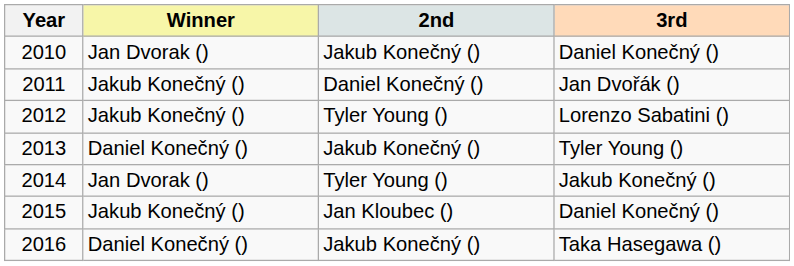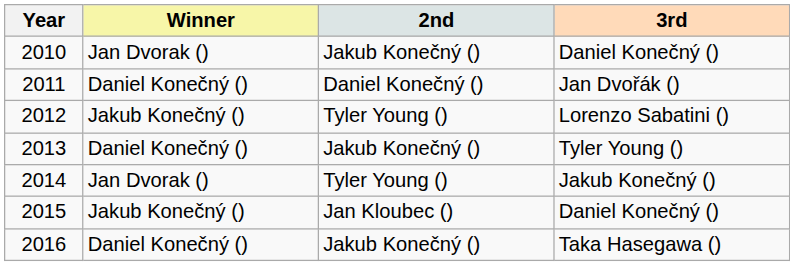(166, 84) Jakub Konečný () -> (168, 84) Daniel Konečný ()
